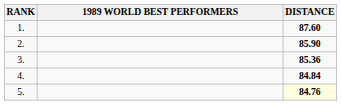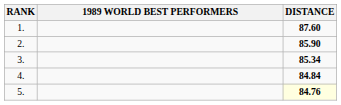(310, 60) 85.36 -> (310, 60) 85.34
